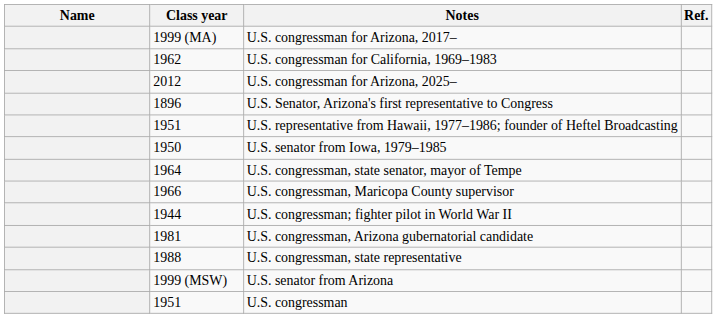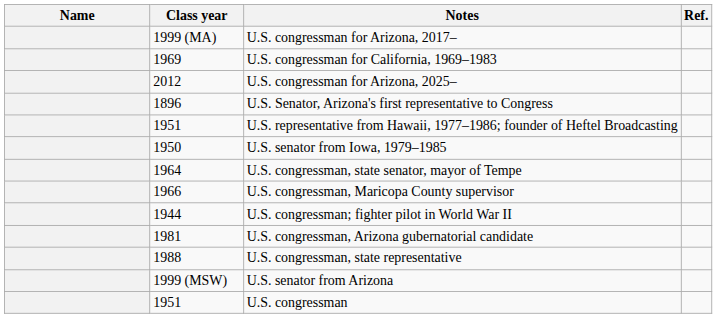(167, 59) 1962 -> (167, 59) 1969
